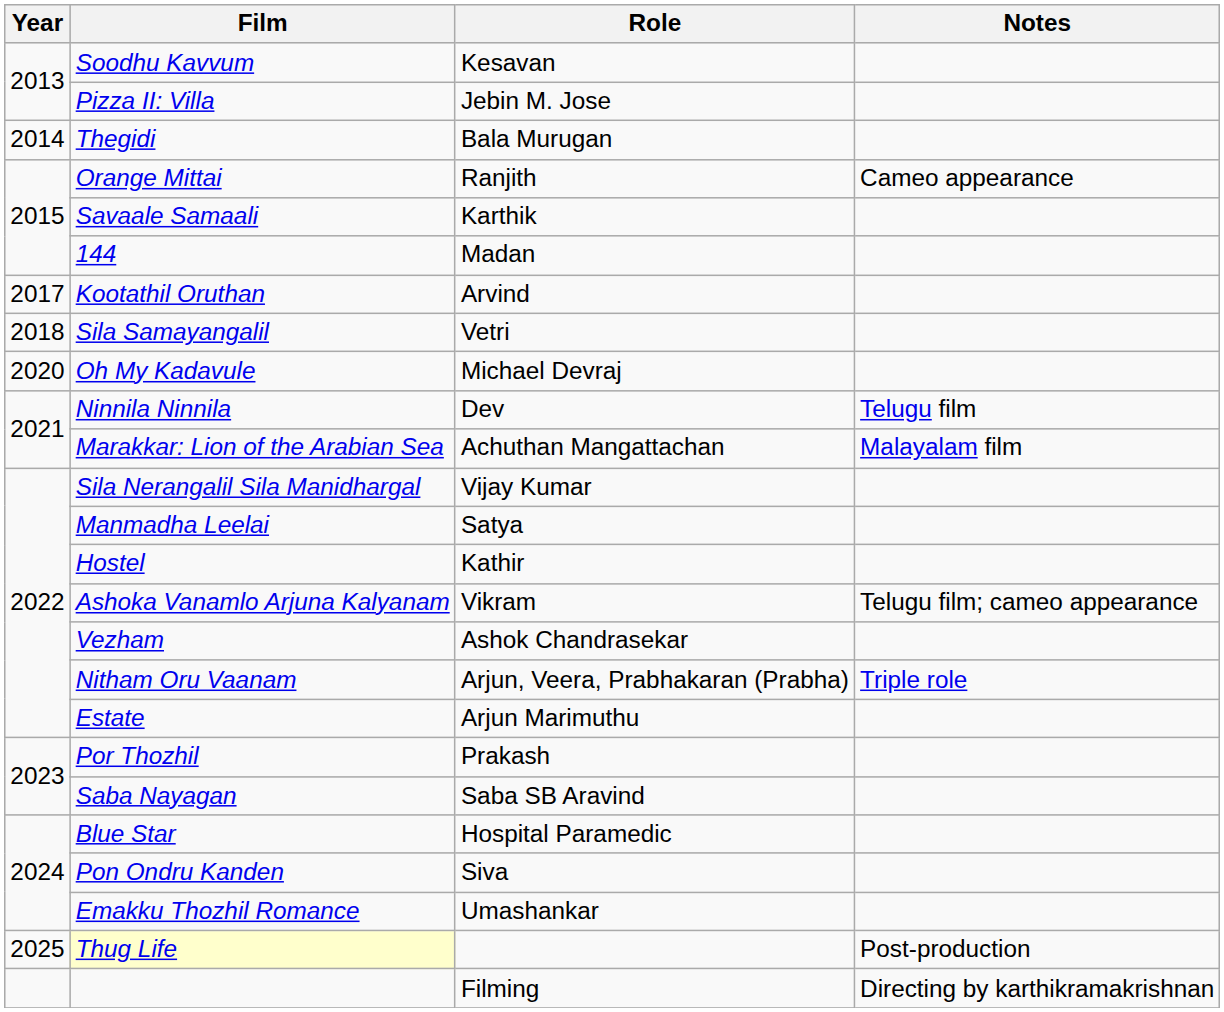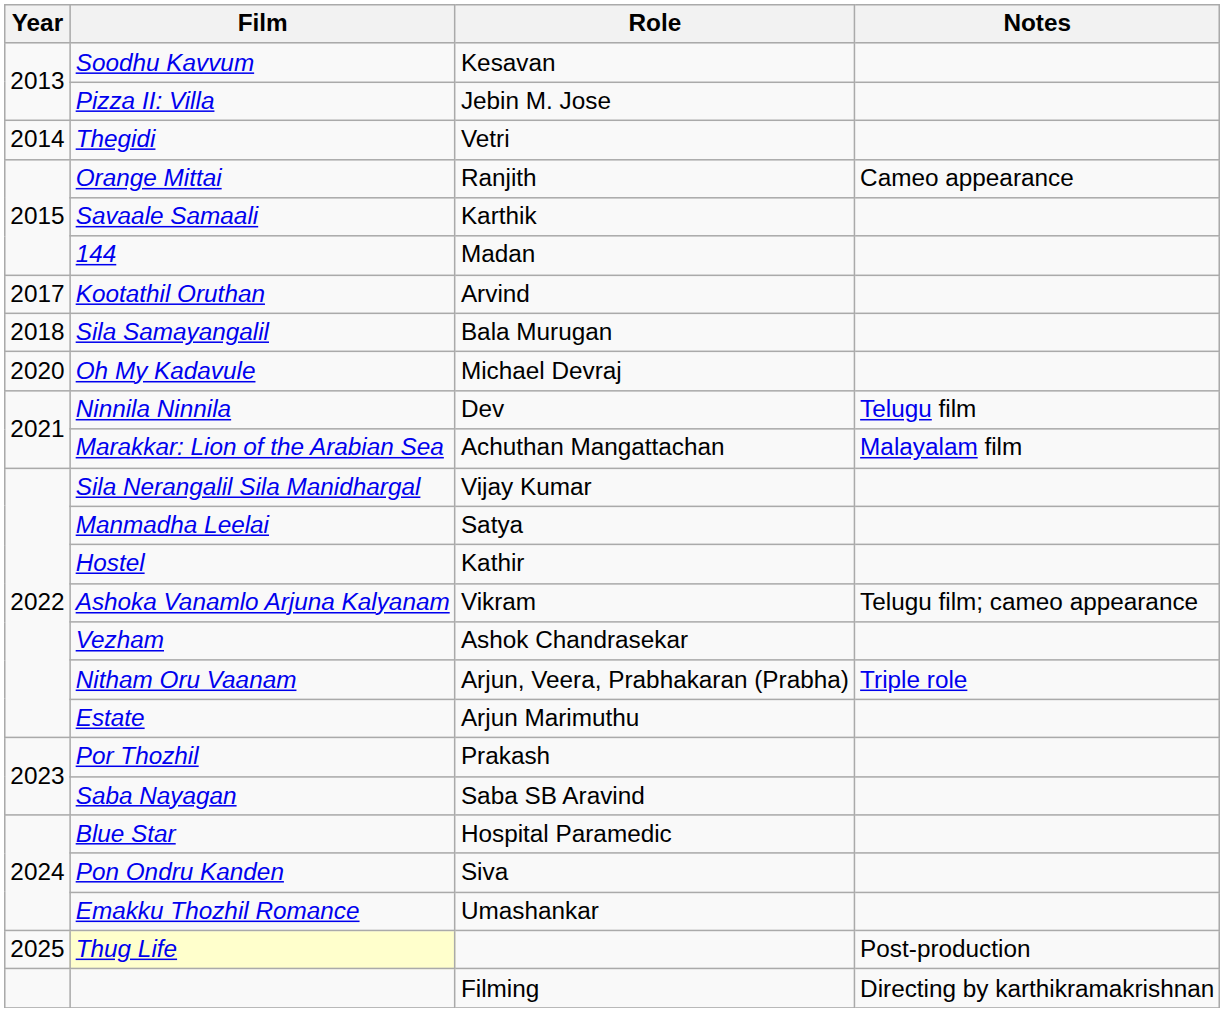(537, 139) Bala Murugan -> (485, 139) Vetri
(485, 332) Vetri -> (537, 332) Bala Murugan
